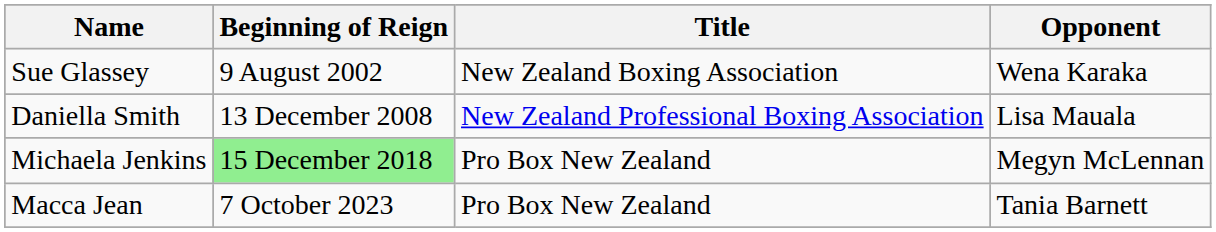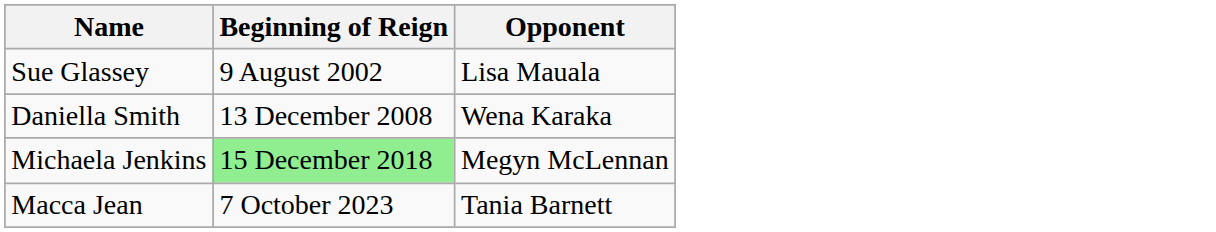- column: (722, 26)
(1072, 71) Wena Karaka -> (531, 71) Lisa Mauala
(1066, 115) Lisa Mauala -> (536, 115) Wena Karaka
